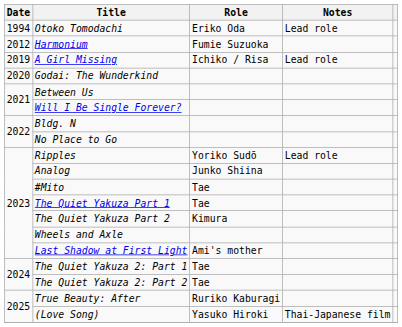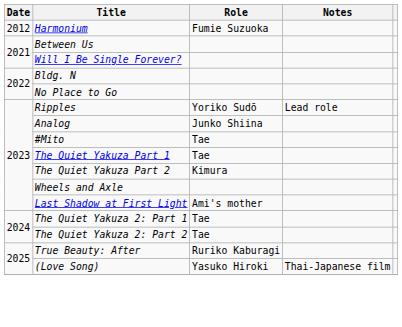- row: (79, 28)
- row: (76, 60)
- row: (96, 76)
